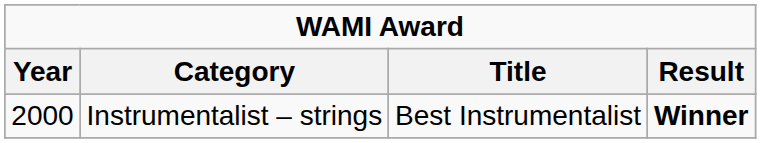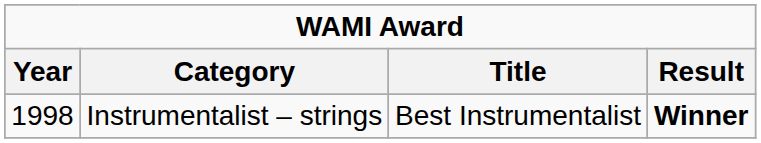(42, 115) 2000 -> (42, 115) 1998
